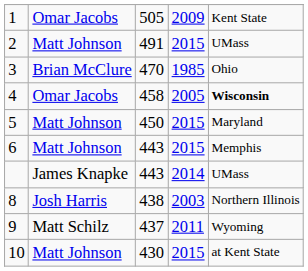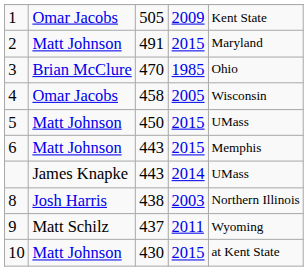(230, 43) UMass -> (237, 43) Maryland
(240, 95) bold -> (239, 95) normal
(237, 122) Maryland -> (230, 122) UMass
